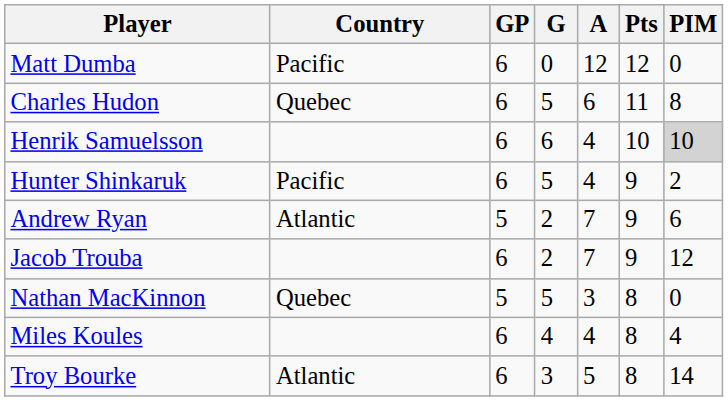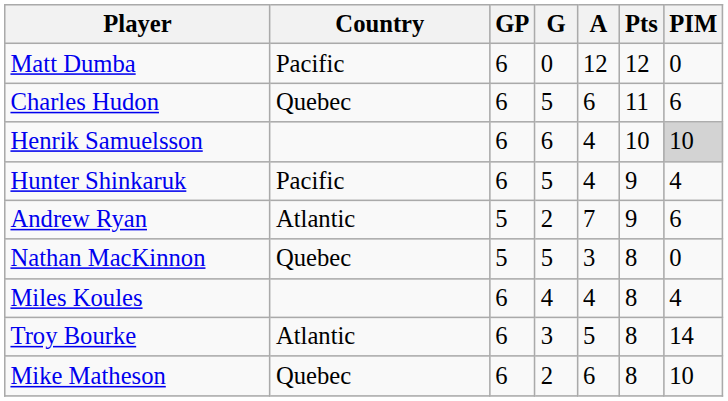(675, 102) 8 -> (675, 102) 6
(675, 180) 2 -> (675, 180) 4
- row: (77, 258)
+ row: (88, 375)
